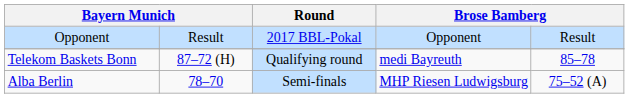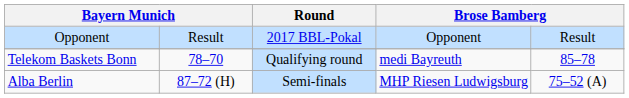(206, 59) 87–72 (H) -> (206, 59) 78–70
(206, 81) 78–70 -> (206, 81) 87–72 (H)
